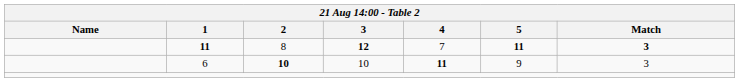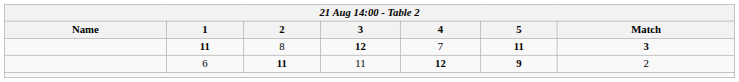(283, 64) 10 -> (282, 64) 11
(363, 64) 10 -> (360, 64) 11
(442, 64) 11 -> (440, 64) 12
(519, 64) normal -> (519, 64) bold
(646, 64) 3 -> (646, 64) 2
